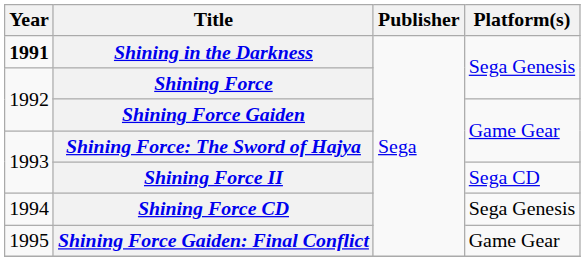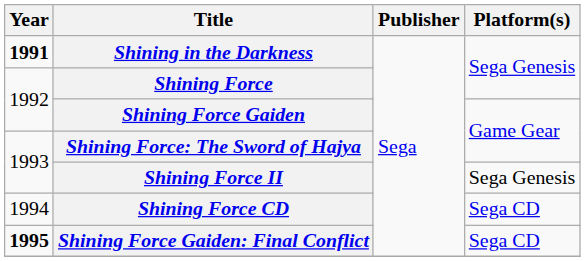(504, 177) Sega CD -> (522, 177) Sega Genesis
(522, 209) Sega Genesis -> (504, 209) Sega CD
(29, 240) normal -> (29, 240) bold
(514, 240) Game Gear -> (504, 240) Sega CD
